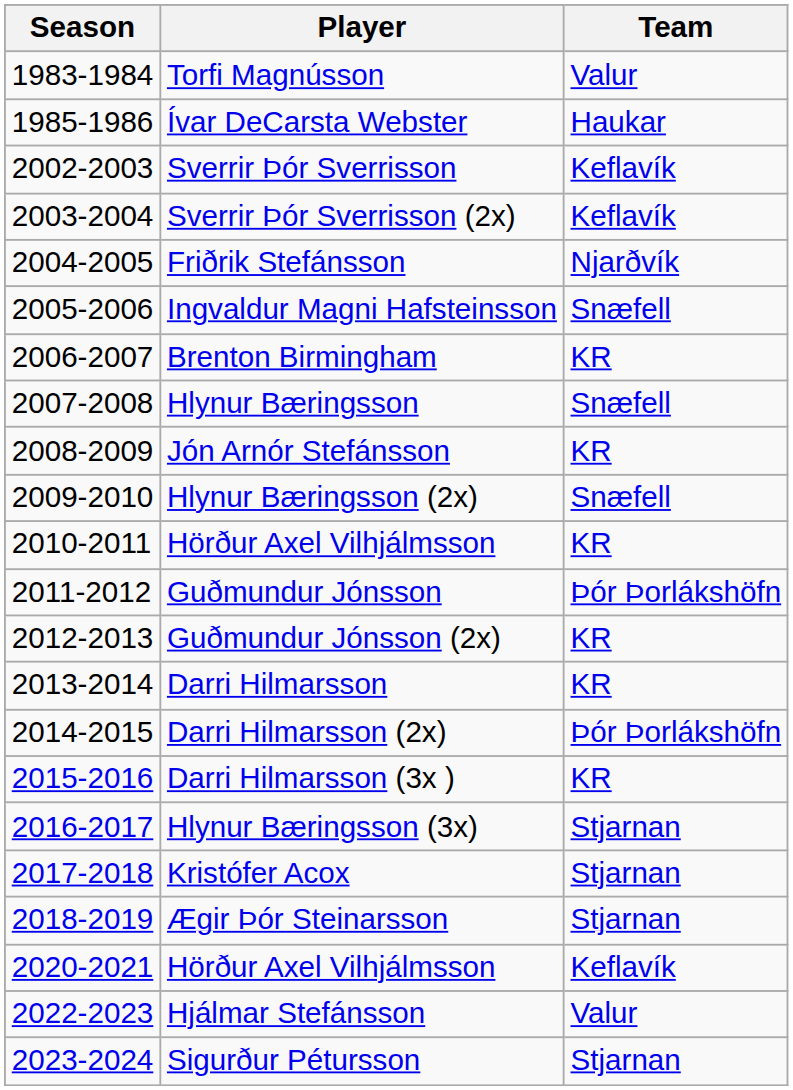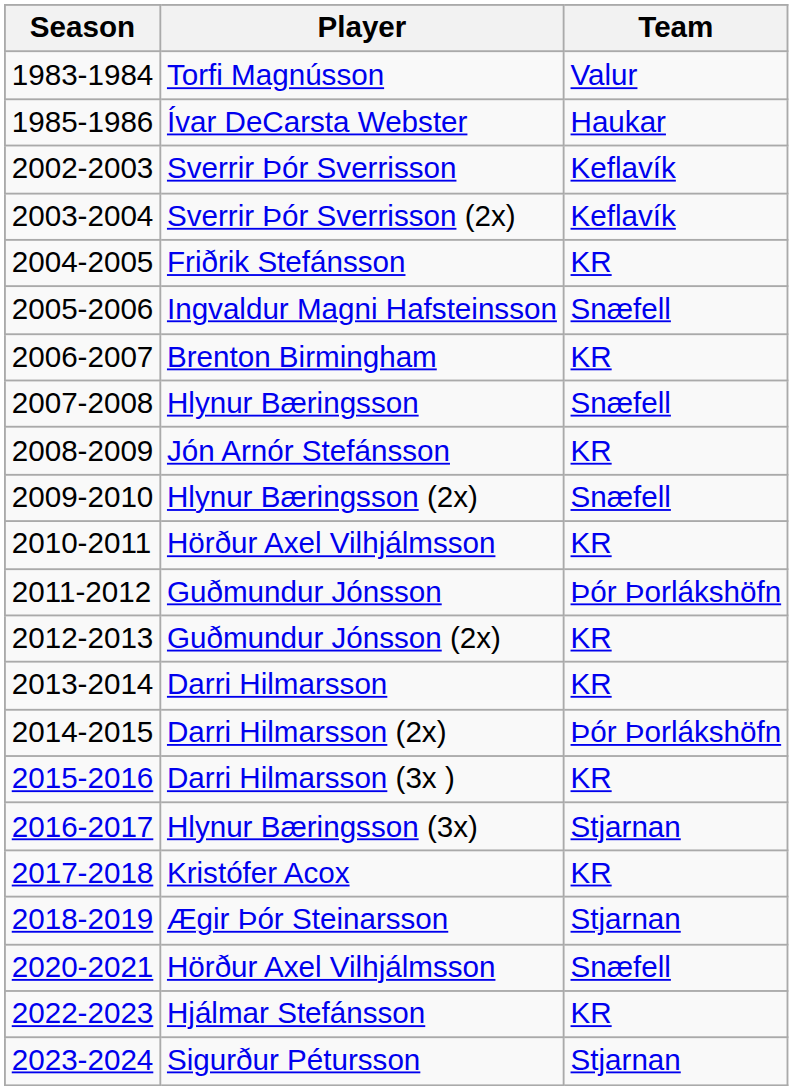(625, 262) Njarðvík -> (591, 262) KR
(626, 872) Stjarnan -> (591, 872) KR
(623, 966) Keflavík -> (621, 966) Snæfell
(604, 1013) Valur -> (591, 1013) KR
